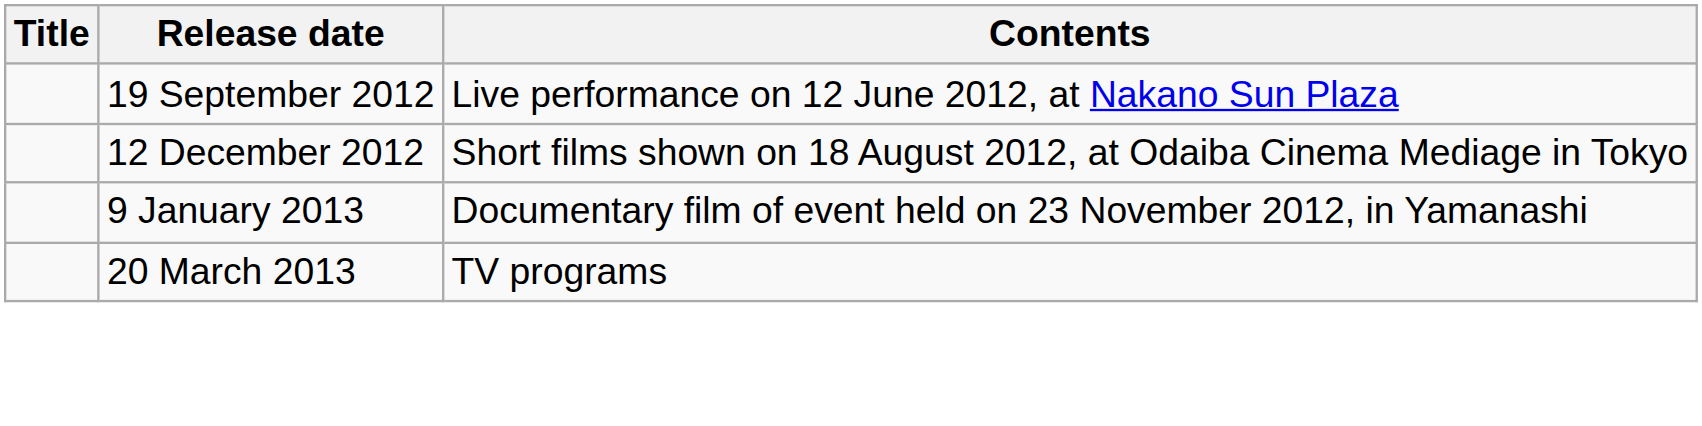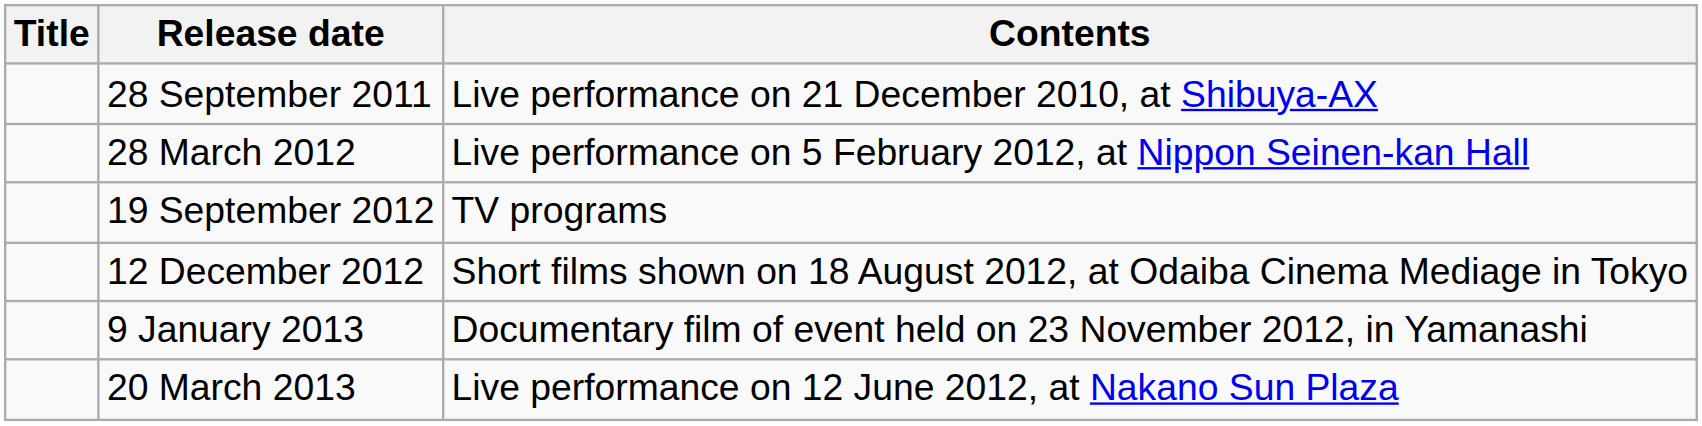+ row: (269, 93)
+ row: (231, 152)
(925, 93) Live performance on 12 June 2012, at Nakano Sun Plaza -> (559, 211) TV programs
(559, 270) TV programs -> (925, 388) Live performance on 12 June 2012, at Nakano Sun Plaza
